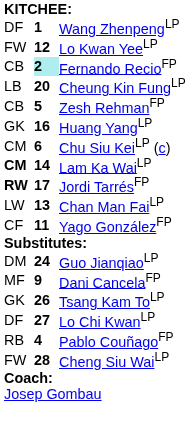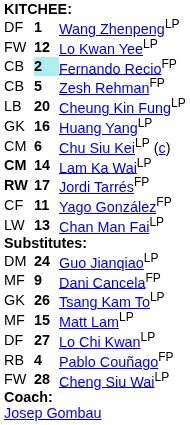rows swapped: (112, 106) <-> (122, 86)
rows swapped: (112, 205) <-> (115, 225)
+ row: (96, 320)
